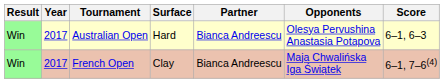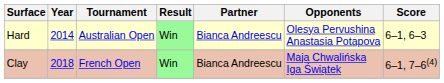columns swapped: (23, 12) <-> (172, 12)
(56, 35) 2017 -> (62, 35) 2014
(56, 64) 2017 -> (62, 64) 2018
